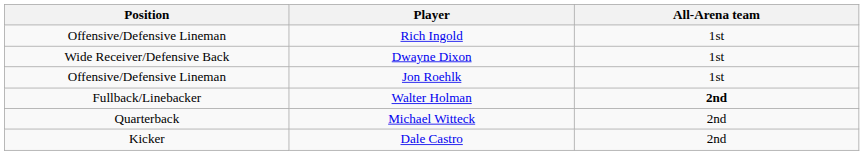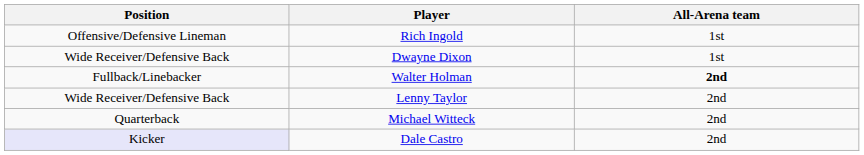- row: (432, 77)
+ row: (432, 98)
(147, 139) no background -> (147, 139) lavender background
